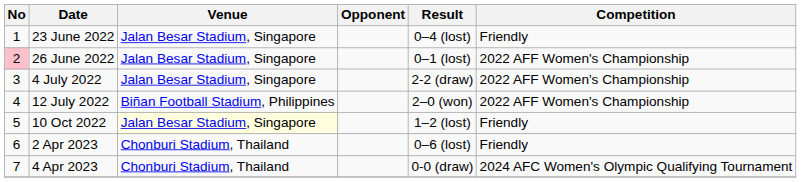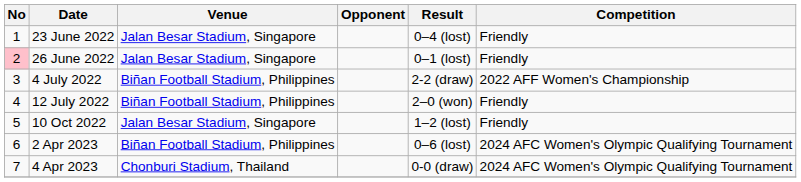(584, 58) 2022 AFF Women's Championship -> (504, 58) Friendly
(218, 79) Jalan Besar Stadium, Singapore -> (228, 79) Biñan Football Stadium, Philippines
(584, 101) 2022 AFF Women's Championship -> (504, 101) Friendly
(218, 123) lightyellow background -> (218, 123) no background
(205, 144) Chonburi Stadium, Thailand -> (228, 144) Biñan Football Stadium, Philippines
(504, 144) Friendly -> (636, 144) 2024 AFC Women's Olympic Qualifying Tournament
